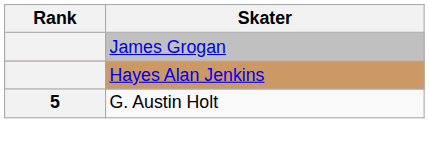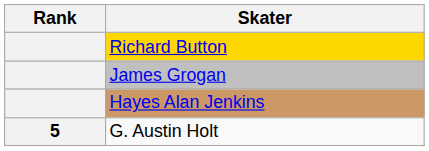+ row: (168, 46)
